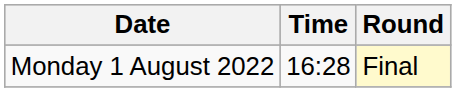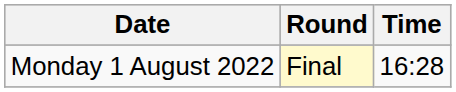columns swapped: (318, 24) <-> (403, 24)
